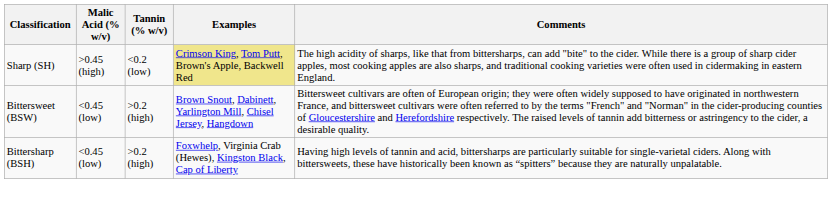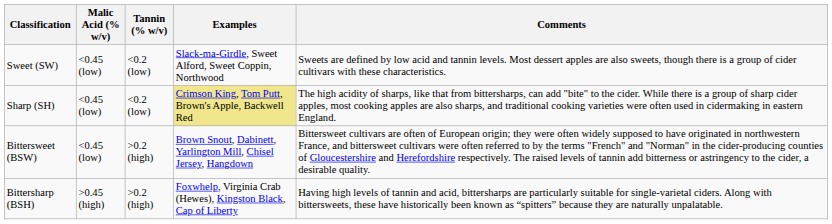+ row: (32, 65)
(91, 65) >0.45 (high) -> (91, 105) <0.45 (low)
(91, 158) <0.45 (low) -> (91, 198) >0.45 (high)
